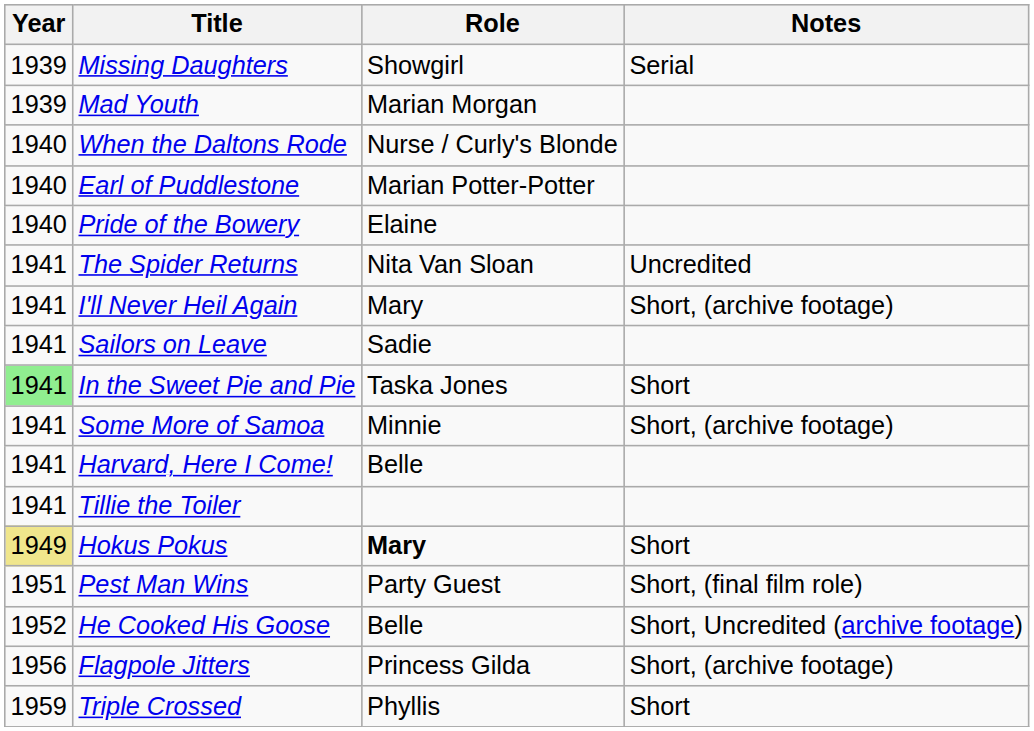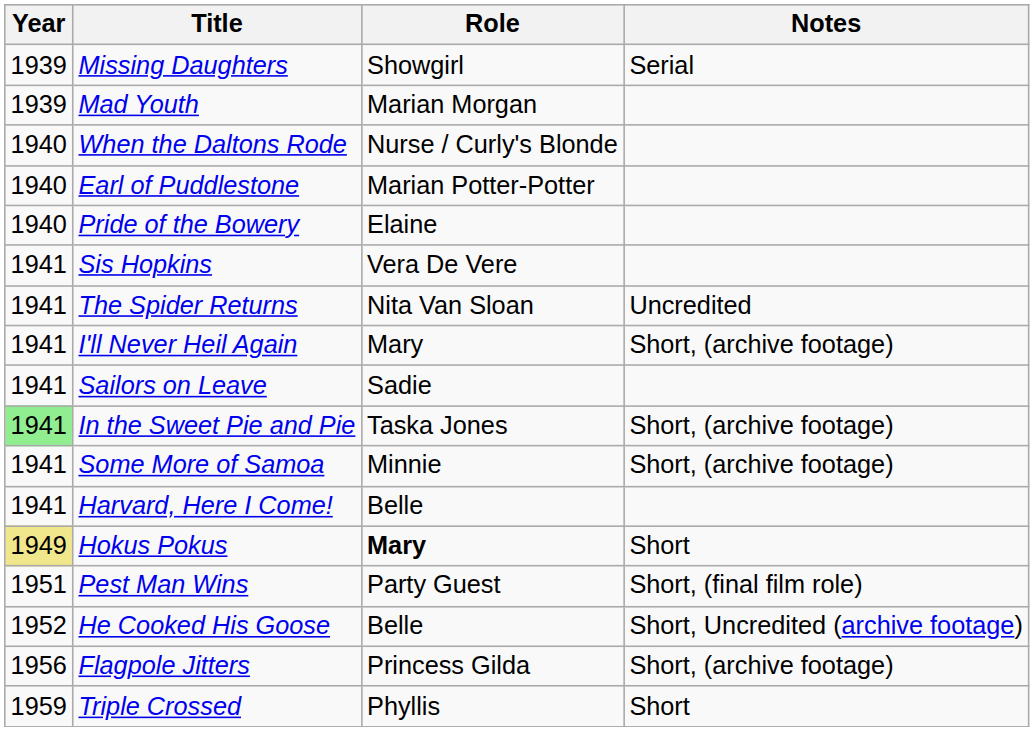+ row: (145, 265)
(660, 385) Short -> (761, 425) Short, (archive footage)
- row: (159, 505)
